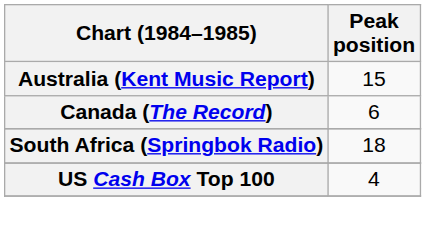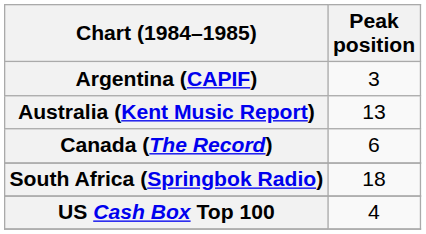+ row: (166, 78)
(374, 78) 15 -> (374, 111) 13
